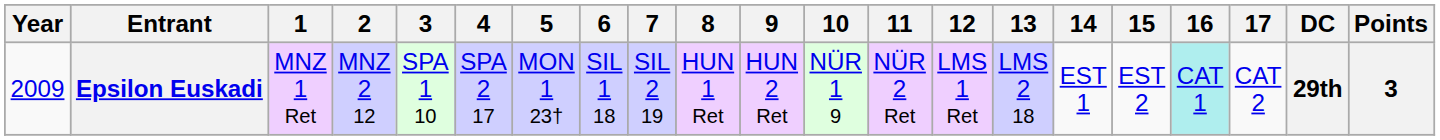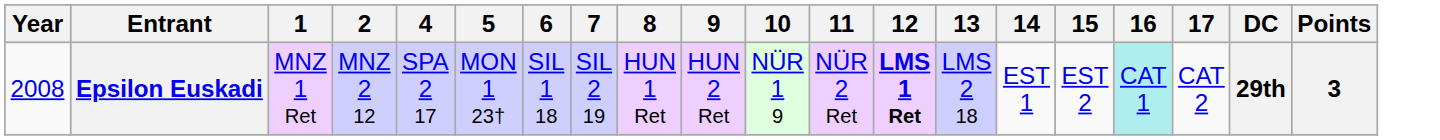- column: (425, 24)
(38, 88) 2009 -> (38, 88) 2008
(962, 88) normal -> (905, 88) bold
